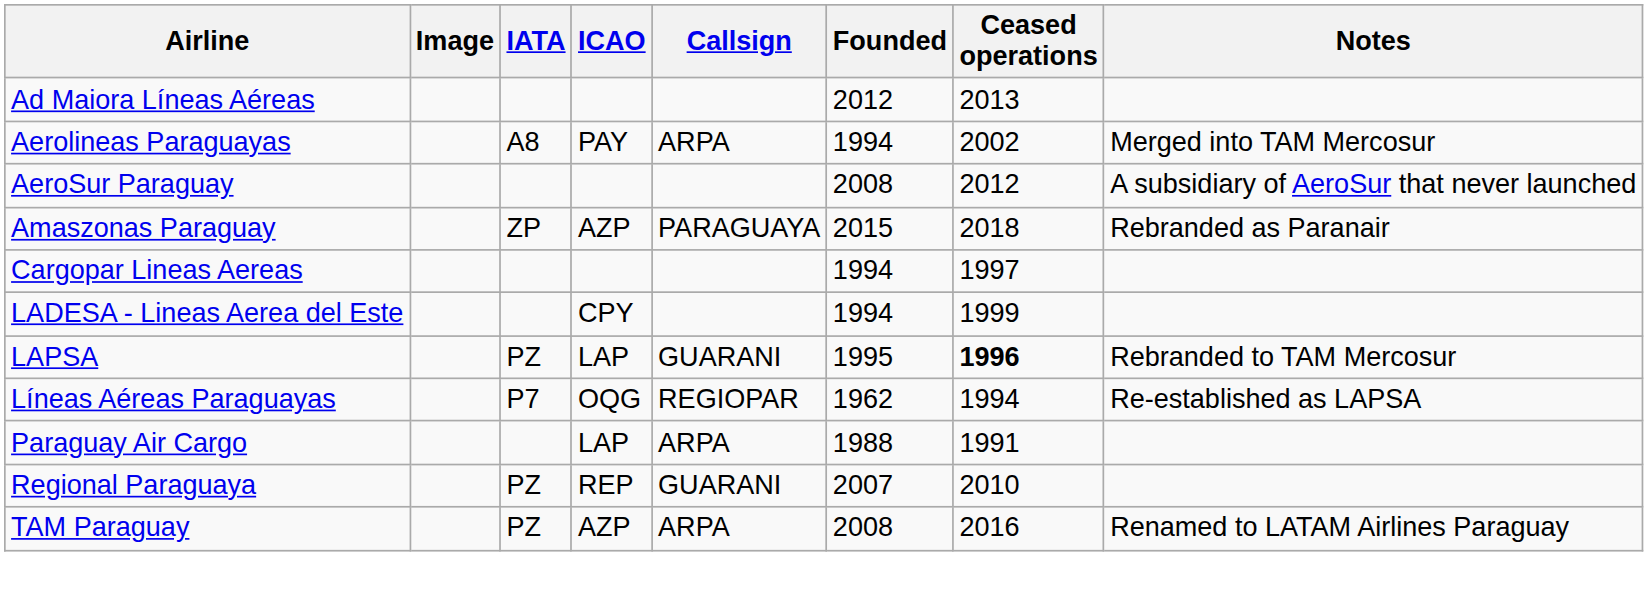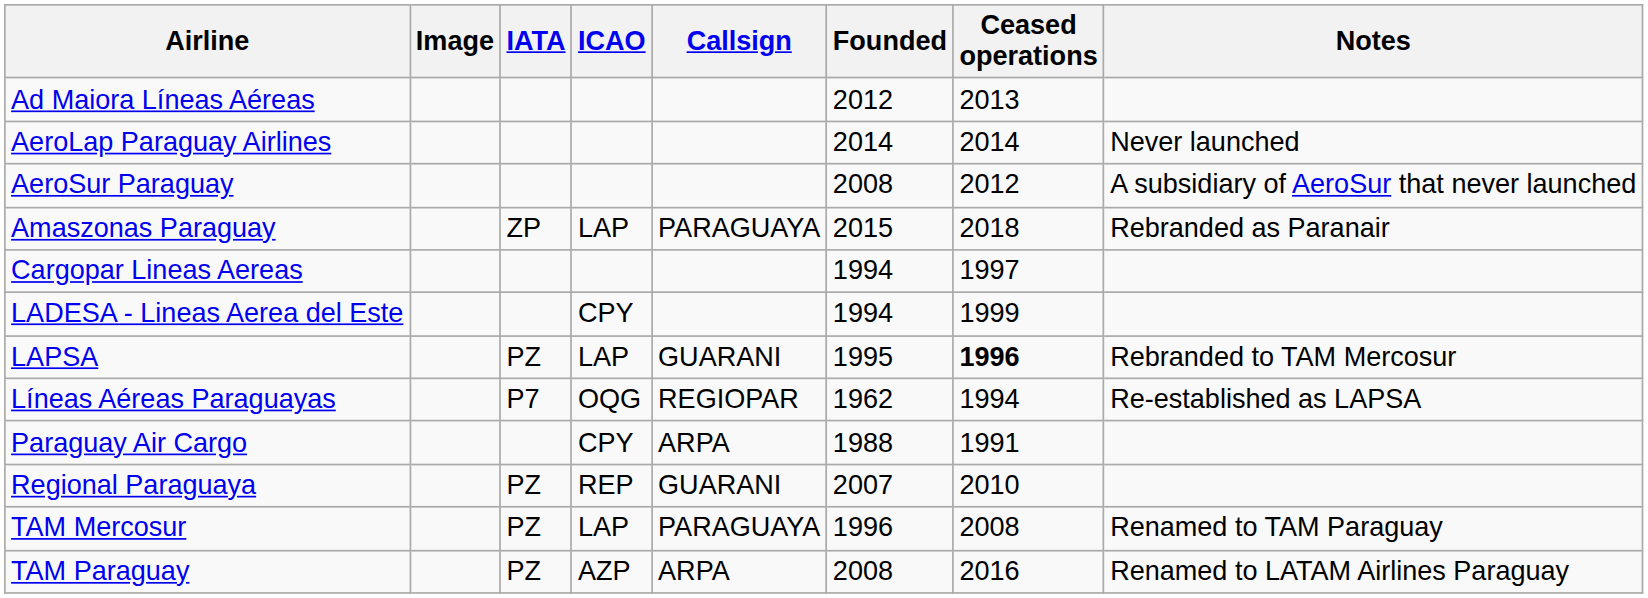+ row: (171, 142)
- row: (151, 142)
(604, 227) AZP -> (604, 227) LAP
(604, 442) LAP -> (606, 442) CPY
+ row: (99, 528)
